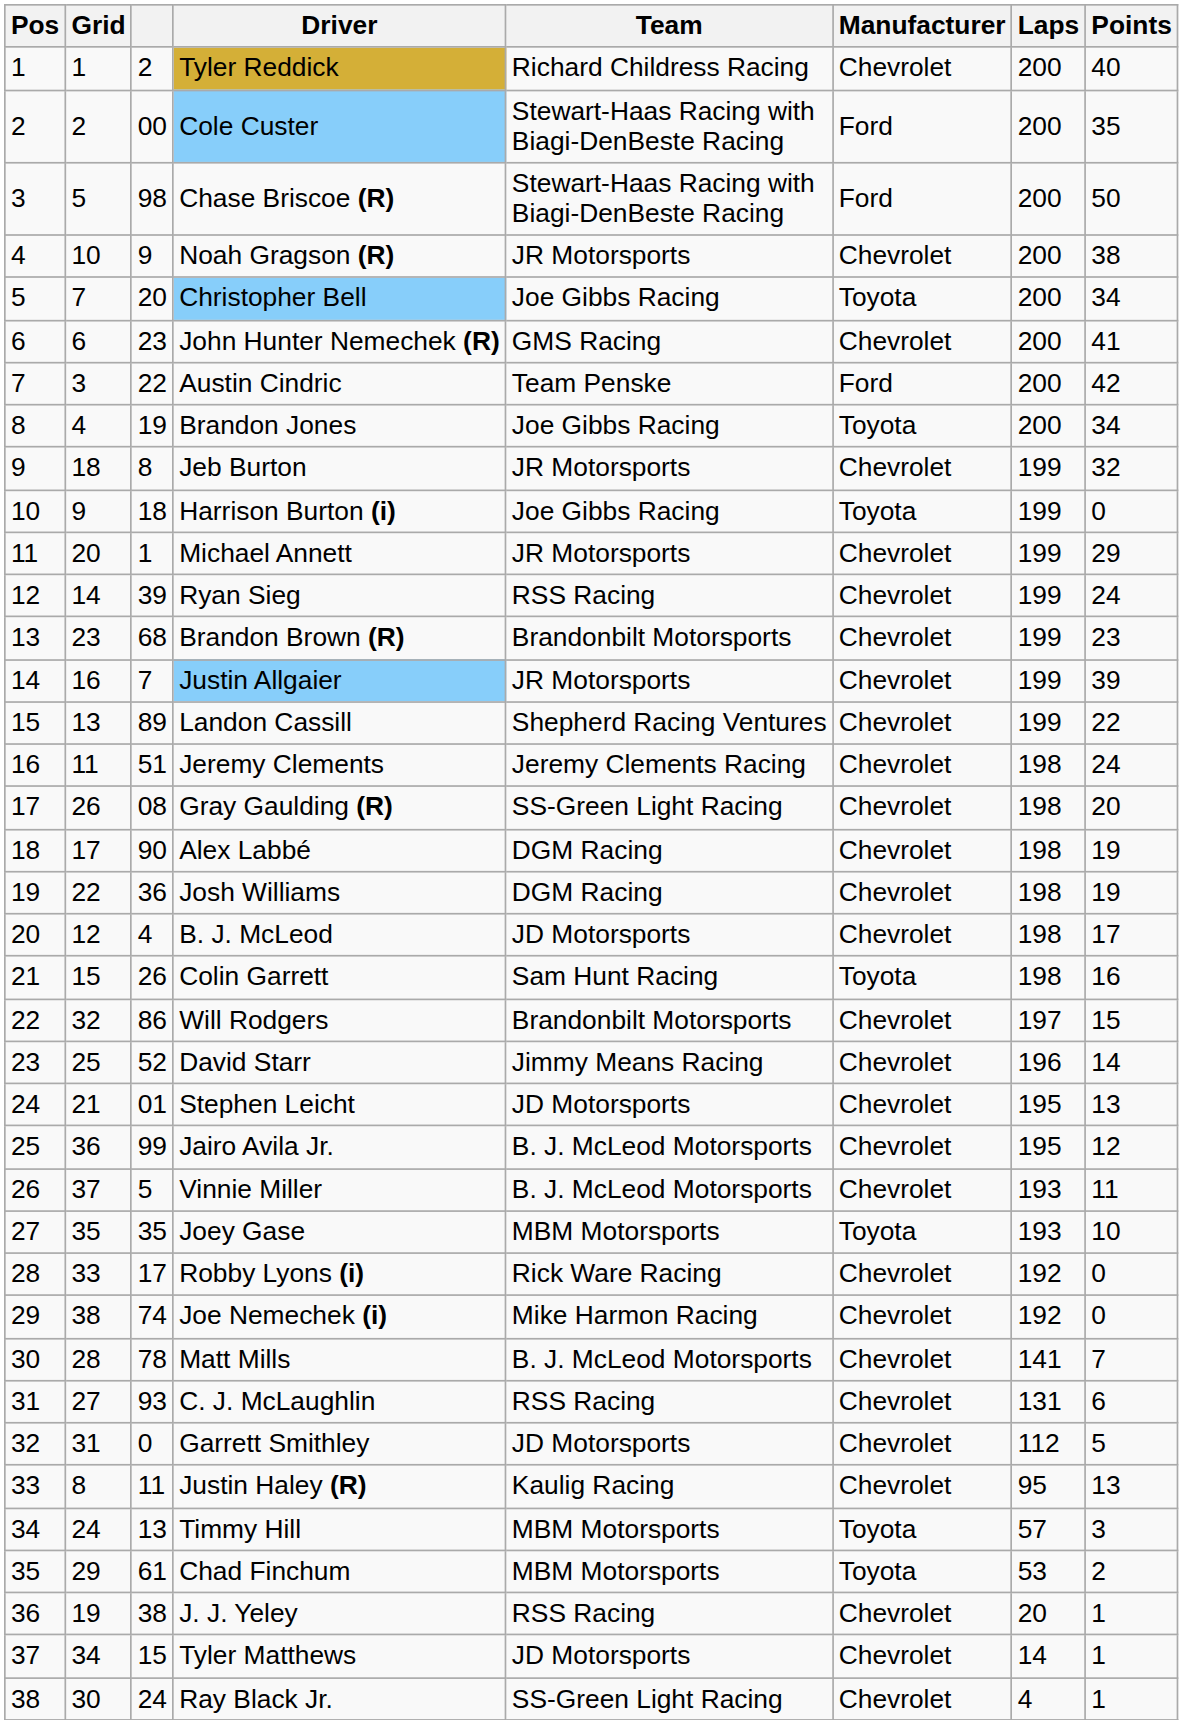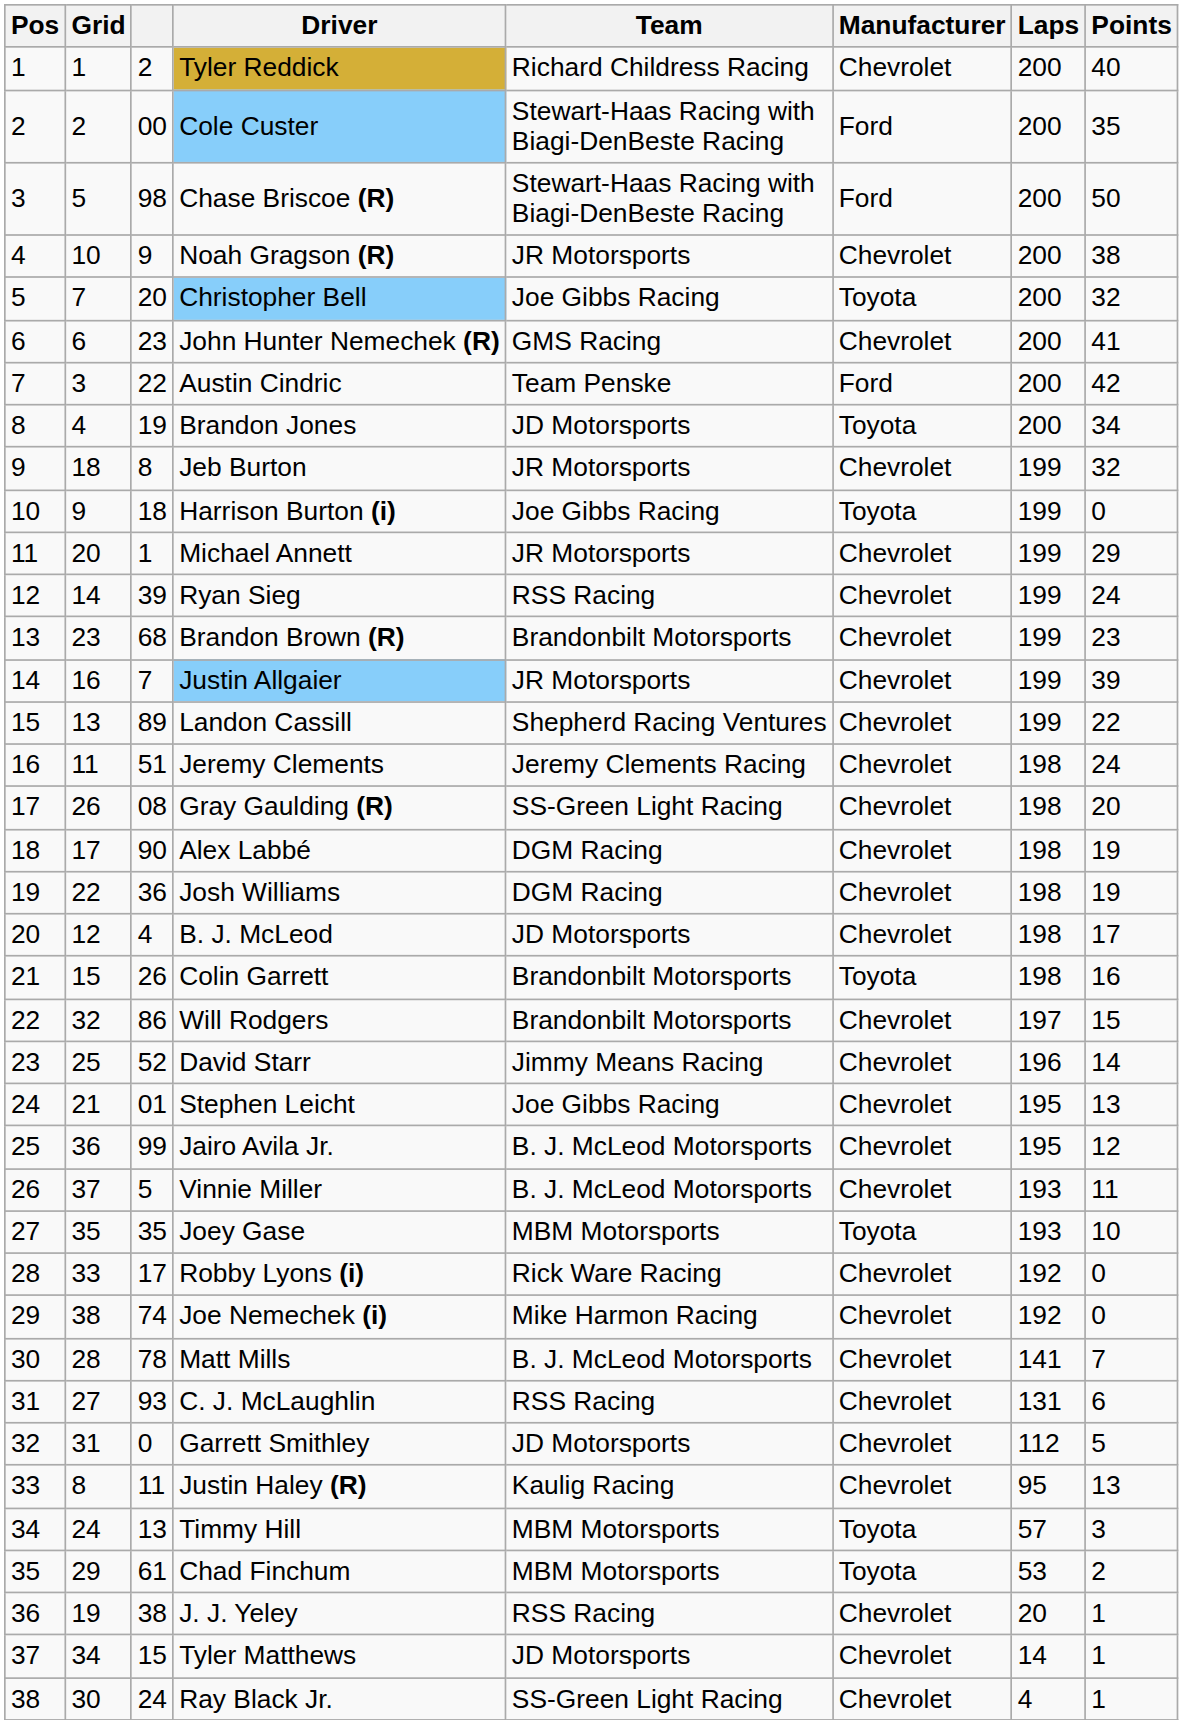(1106, 297) 34 -> (1106, 297) 32
(616, 425) Joe Gibbs Racing -> (601, 425) JD Motorsports
(615, 976) Sam Hunt Racing -> (652, 976) Brandonbilt Motorsports
(601, 1103) JD Motorsports -> (616, 1103) Joe Gibbs Racing
